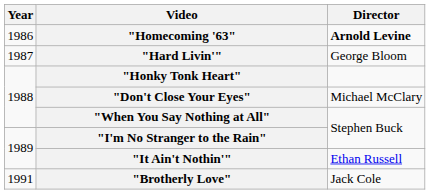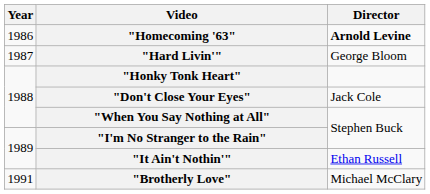(376, 96) Michael McClary -> (356, 96) Jack Cole
(356, 179) Jack Cole -> (376, 179) Michael McClary
